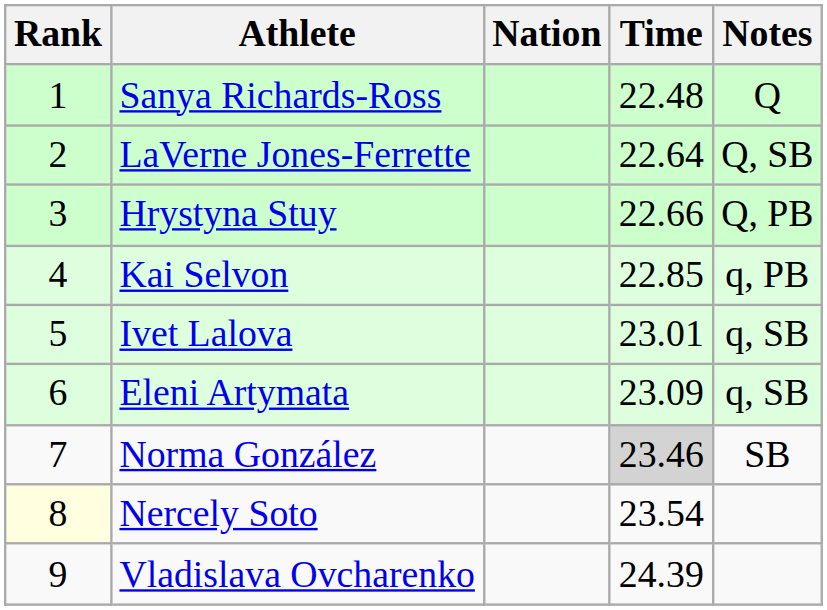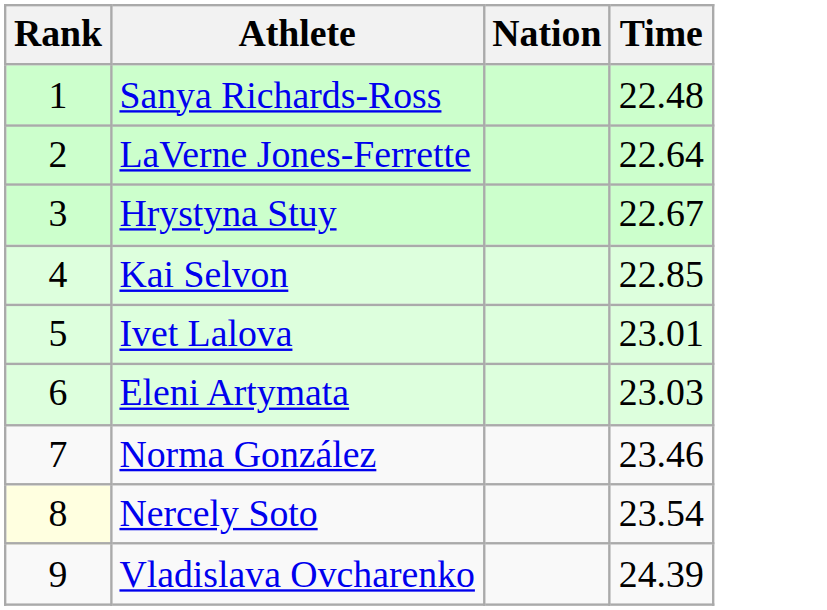- column: (767, 34)
(661, 214) 22.66 -> (661, 214) 22.67
(661, 393) 23.09 -> (661, 393) 23.03
(661, 453) lightgrey background -> (661, 453) no background
